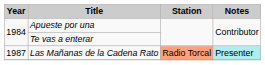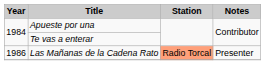(16, 53) 1987 -> (16, 53) 1986
(234, 53) paleturquoise background -> (234, 53) no background
